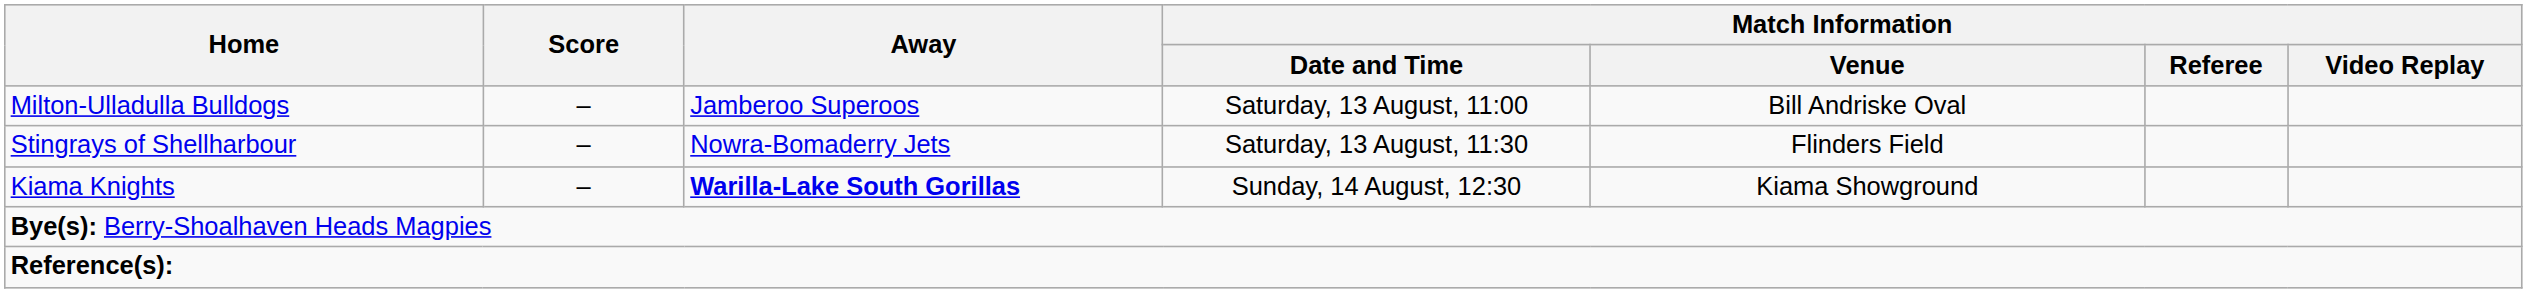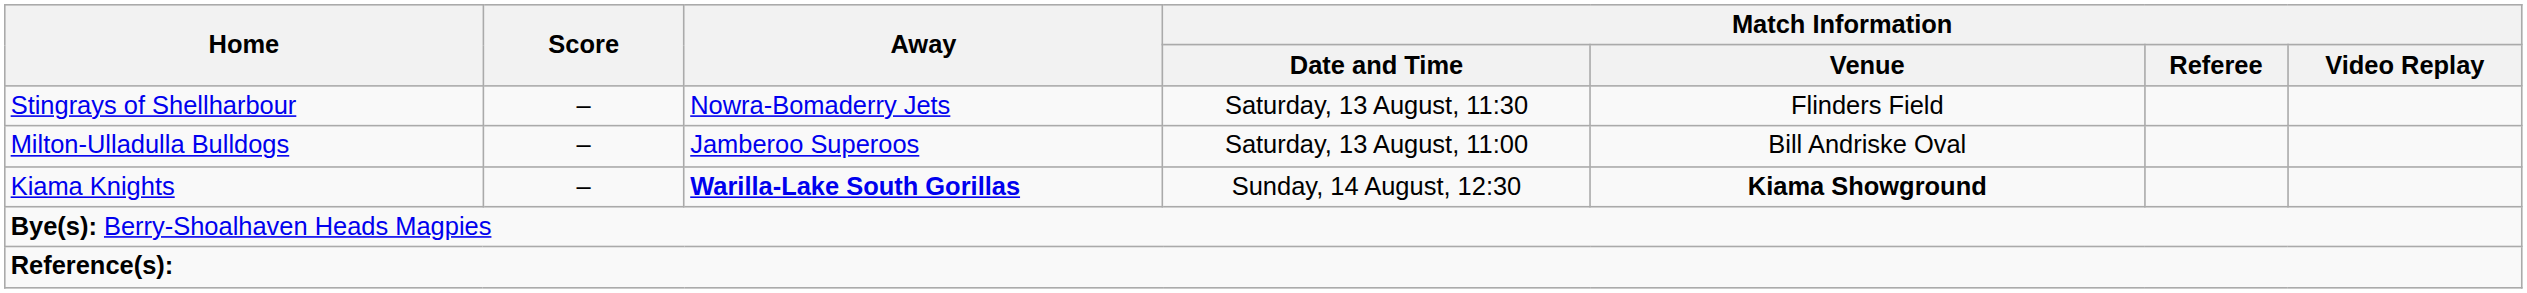rows swapped: (150, 105) <-> (153, 145)
(1867, 186) normal -> (1867, 186) bold
